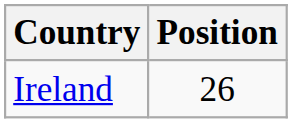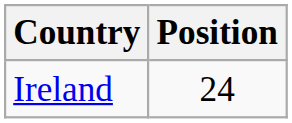(217, 88) 26 -> (217, 88) 24
